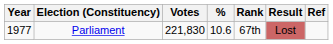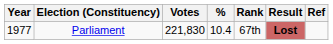(221, 30) 10.6 -> (221, 30) 10.4
(285, 30) normal -> (285, 30) bold
